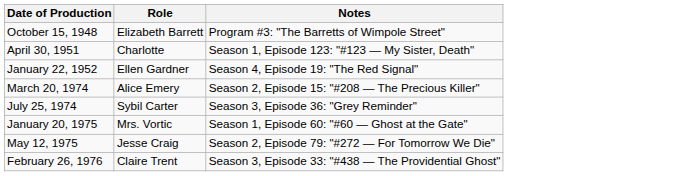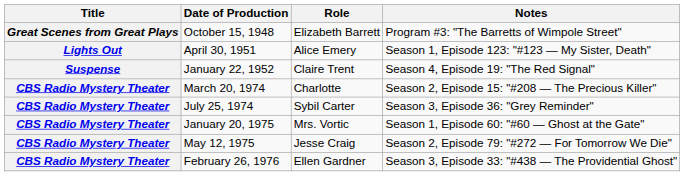+ column: (93, 13)
(141, 50) Charlotte -> (325, 50) Alice Emery
(153, 69) Ellen Gardner -> (324, 69) Claire Trent
(148, 87) Alice Emery -> (317, 87) Charlotte
(147, 161) Claire Trent -> (330, 161) Ellen Gardner
